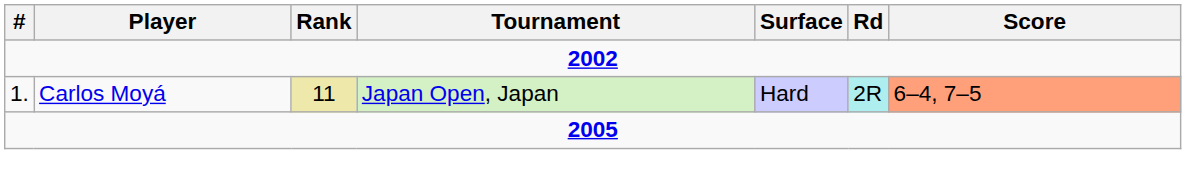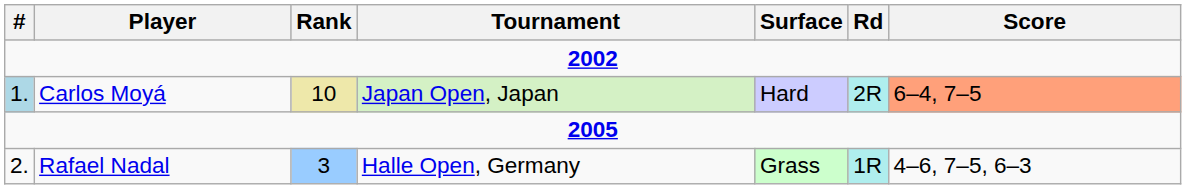(19, 93) no background -> (19, 93) lightblue background
(324, 93) 11 -> (324, 93) 10
+ row: (104, 165)
